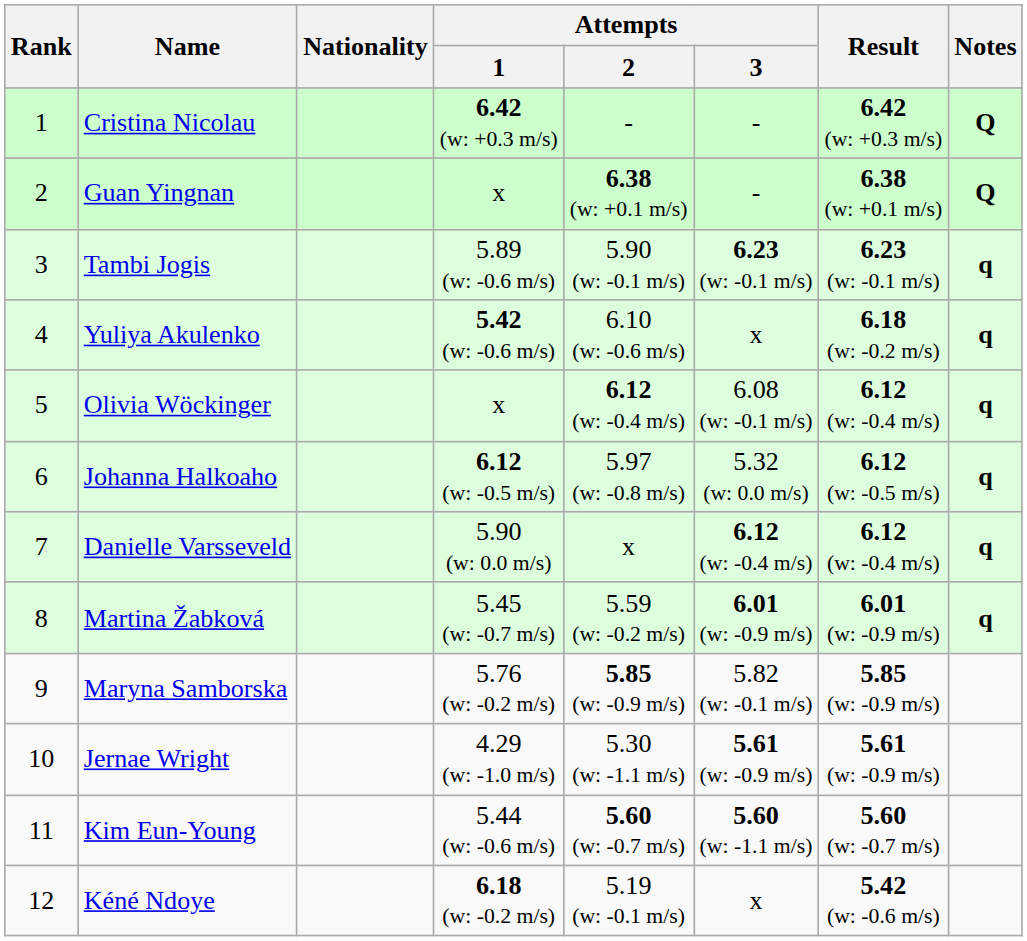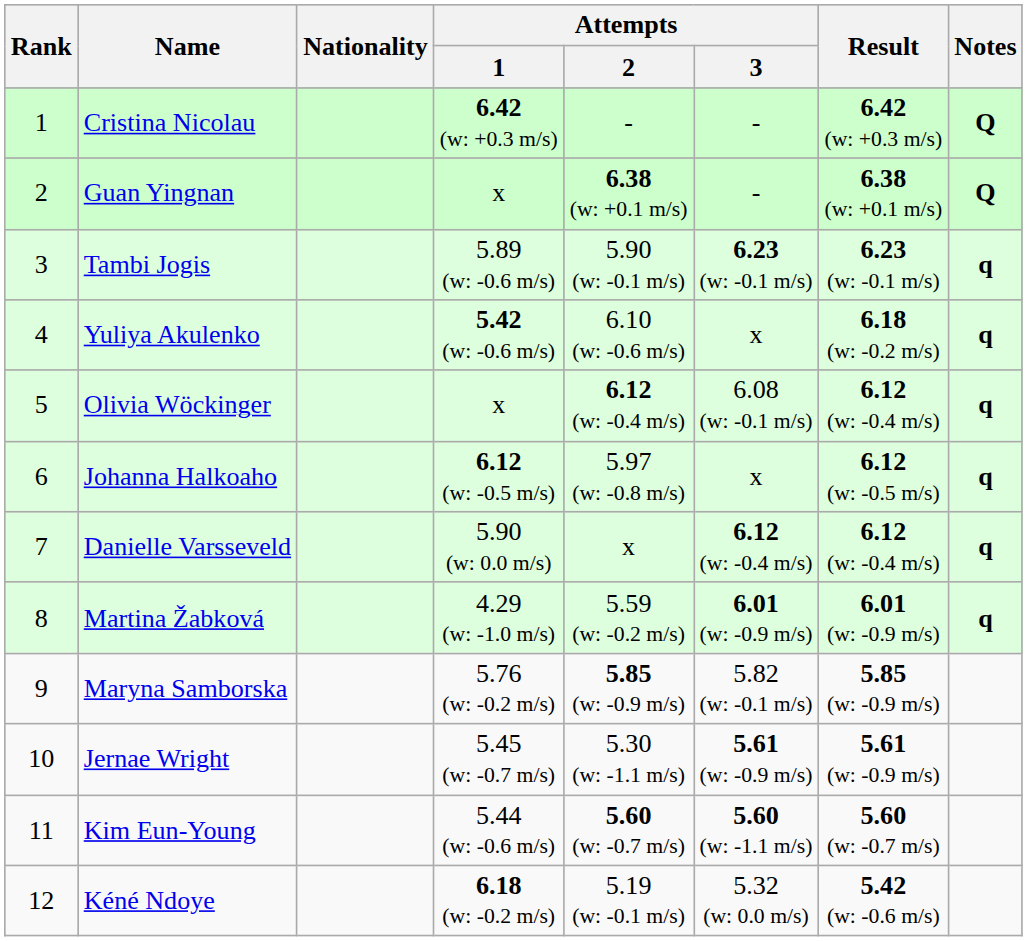(756, 476) 5.32 (w: 0.0 m/s) -> (756, 476) x
(499, 617) 5.45 (w: -0.7 m/s) -> (499, 617) 4.29 (w: -1.0 m/s)
(499, 758) 4.29 (w: -1.0 m/s) -> (499, 758) 5.45 (w: -0.7 m/s)
(756, 900) x -> (756, 900) 5.32 (w: 0.0 m/s)
